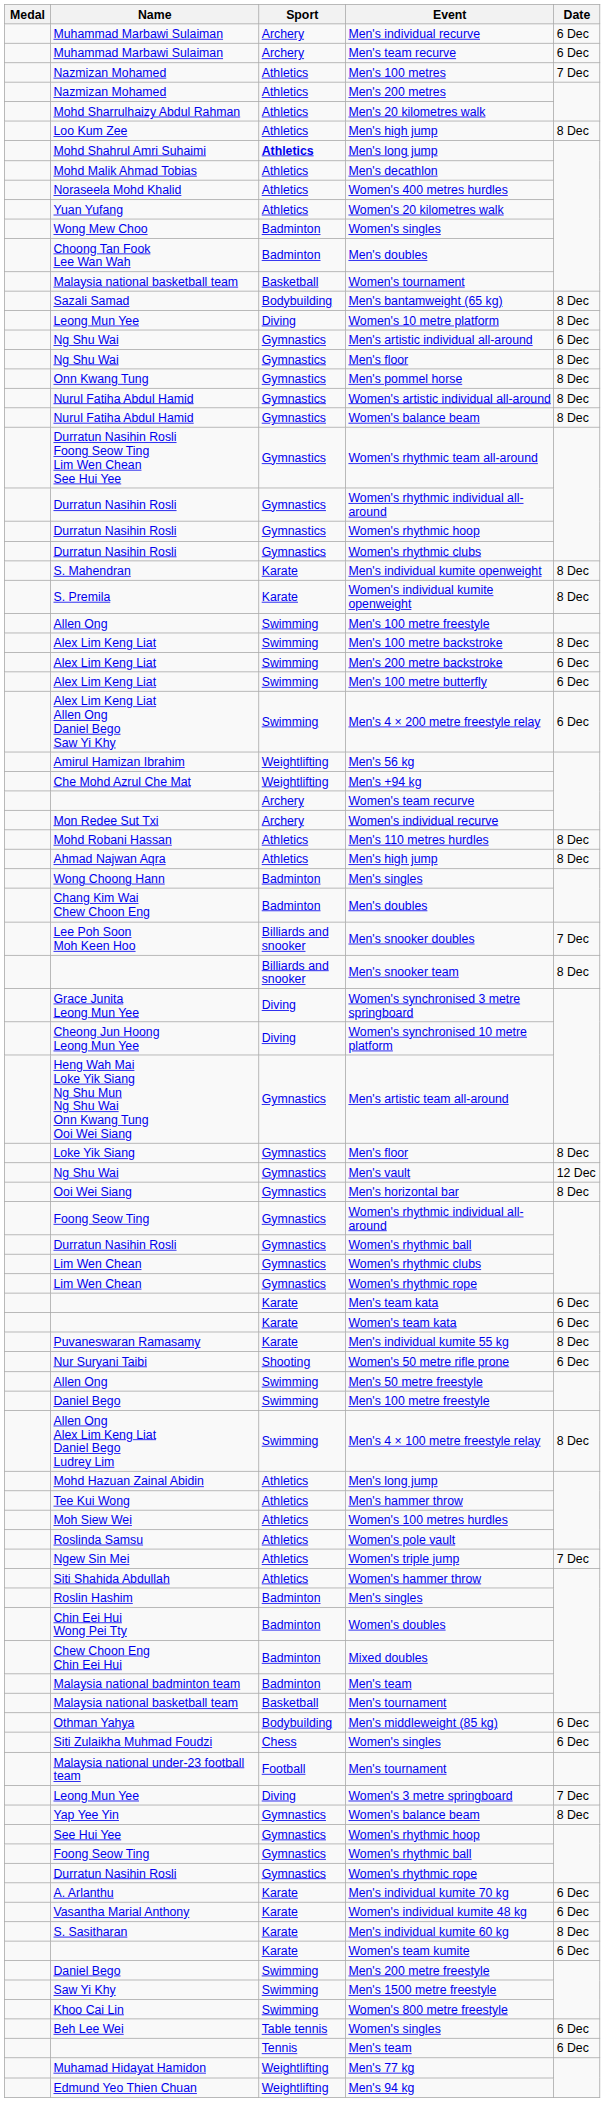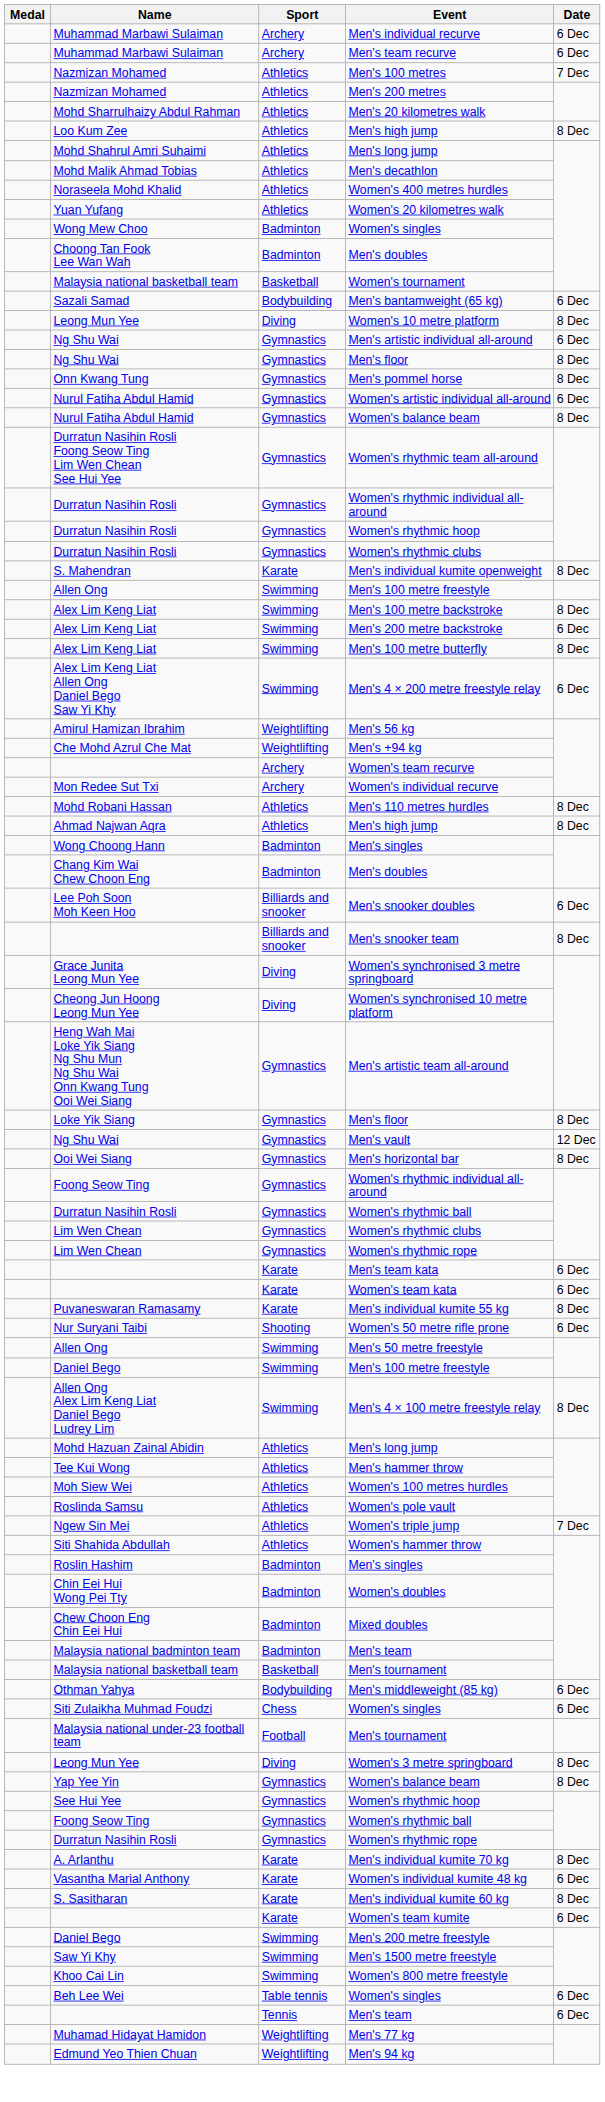(288, 151) bold -> (285, 151) normal
(573, 301) 8 Dec -> (573, 301) 6 Dec
(573, 398) 8 Dec -> (573, 398) 6 Dec
- row: (82, 597)
(573, 682) 6 Dec -> (573, 648) 8 Dec
(573, 939) 7 Dec -> (573, 905) 6 Dec
(573, 1795) 7 Dec -> (573, 1762) 8 Dec
(573, 1893) 6 Dec -> (573, 1859) 8 Dec
